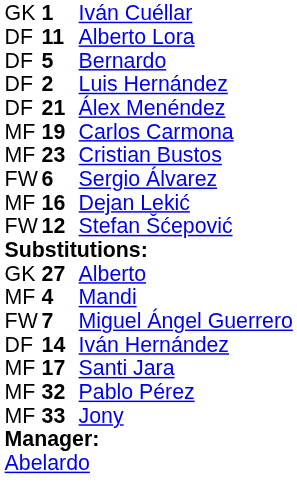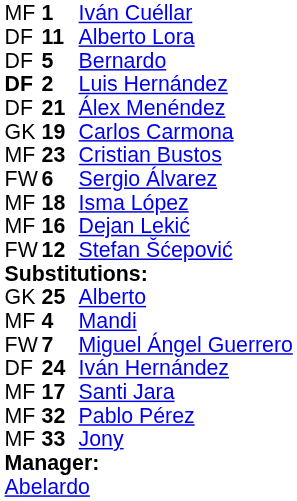(20, 13) GK -> (20, 13) MF
(19, 84) normal -> (19, 84) bold
(20, 131) MF -> (20, 131) GK
+ row: (134, 202)
(53, 273) 27 -> (53, 297) 25
(53, 344) 14 -> (53, 368) 24
